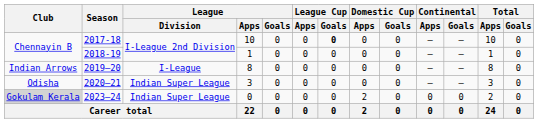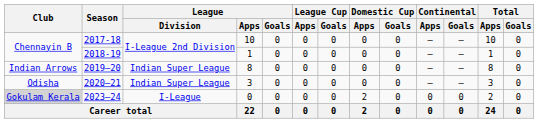(334, 40) bold -> (334, 40) normal
(180, 68) I-League -> (180, 68) Indian Super League
(180, 97) Indian Super League -> (180, 97) I-League
